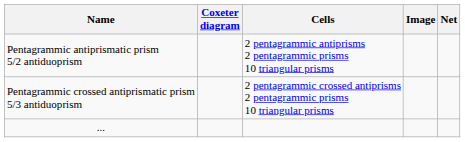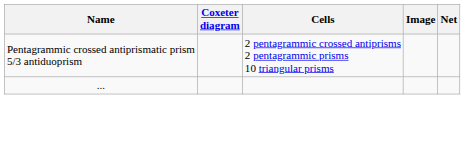- row: (83, 55)
